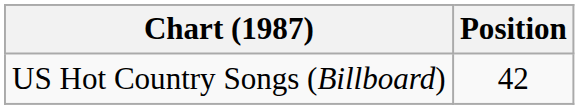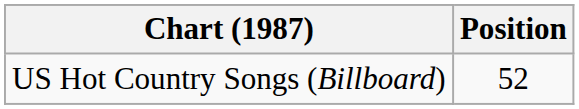(513, 78) 42 -> (513, 78) 52
